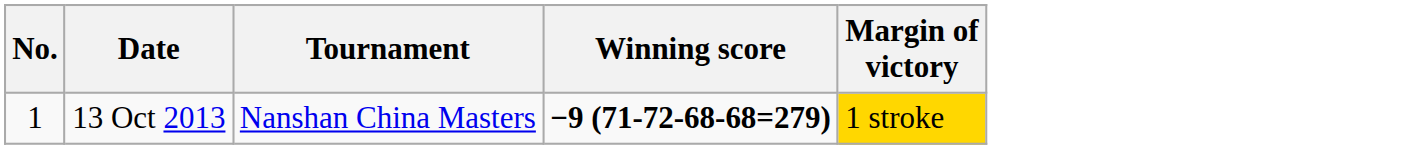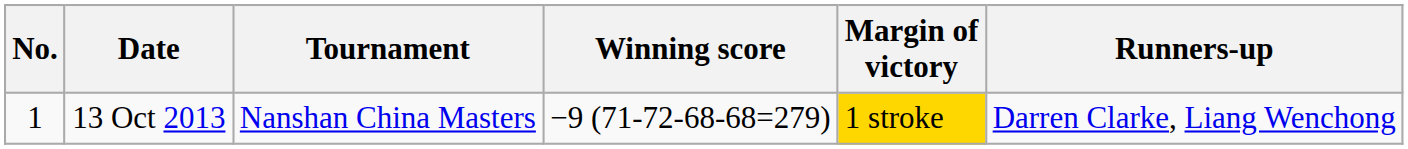+ column: (1194, 48)
(691, 118) bold -> (690, 118) normal
